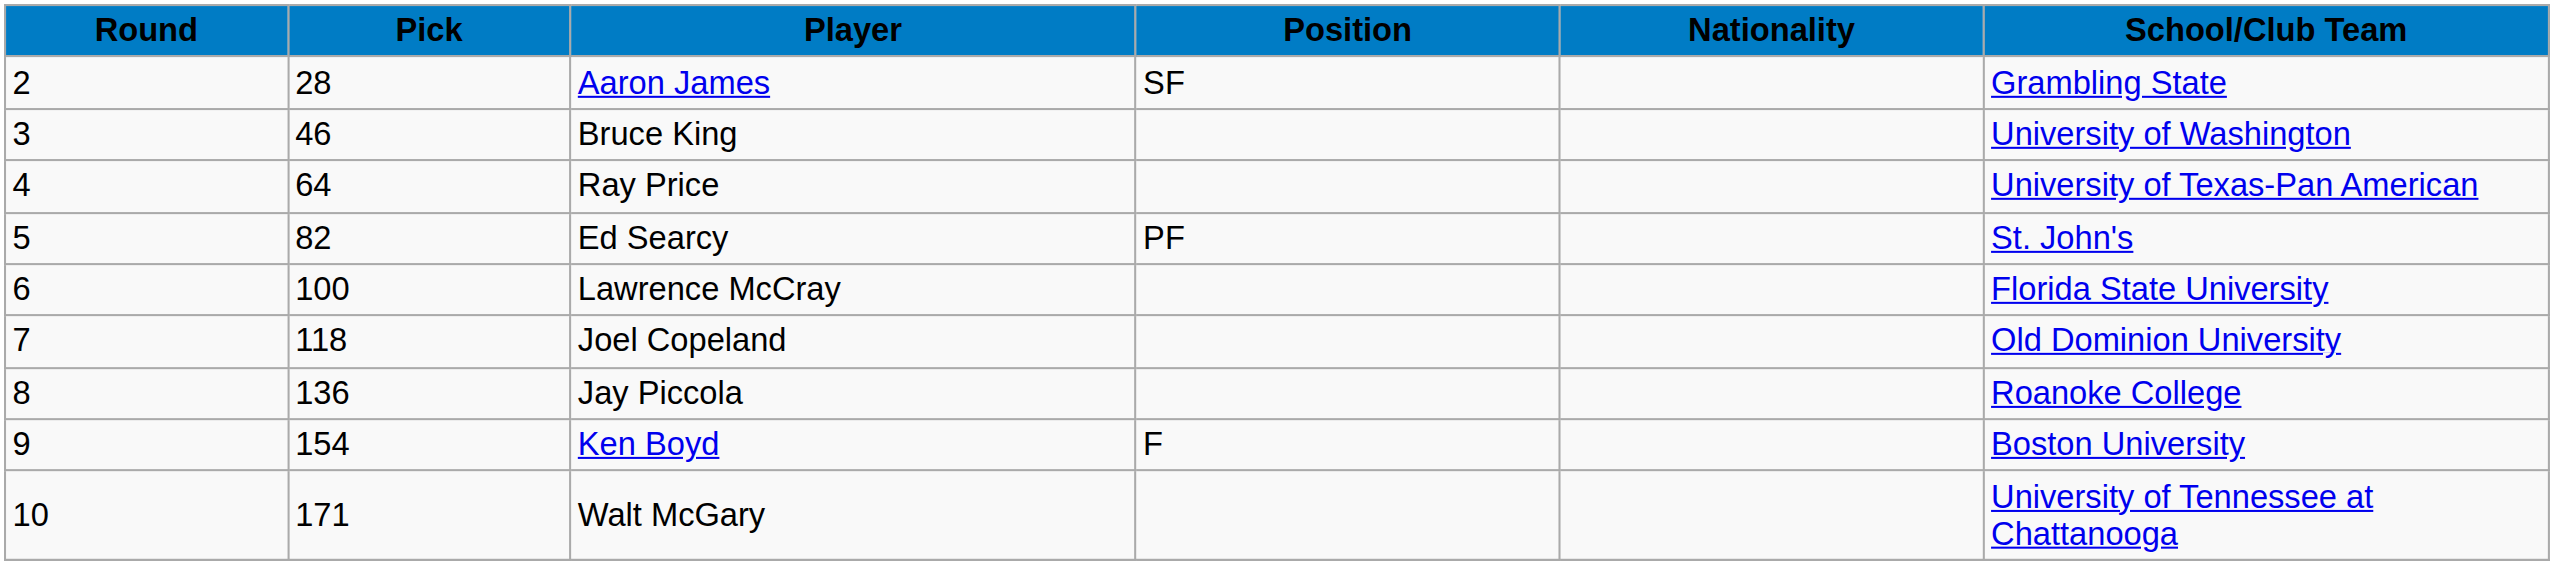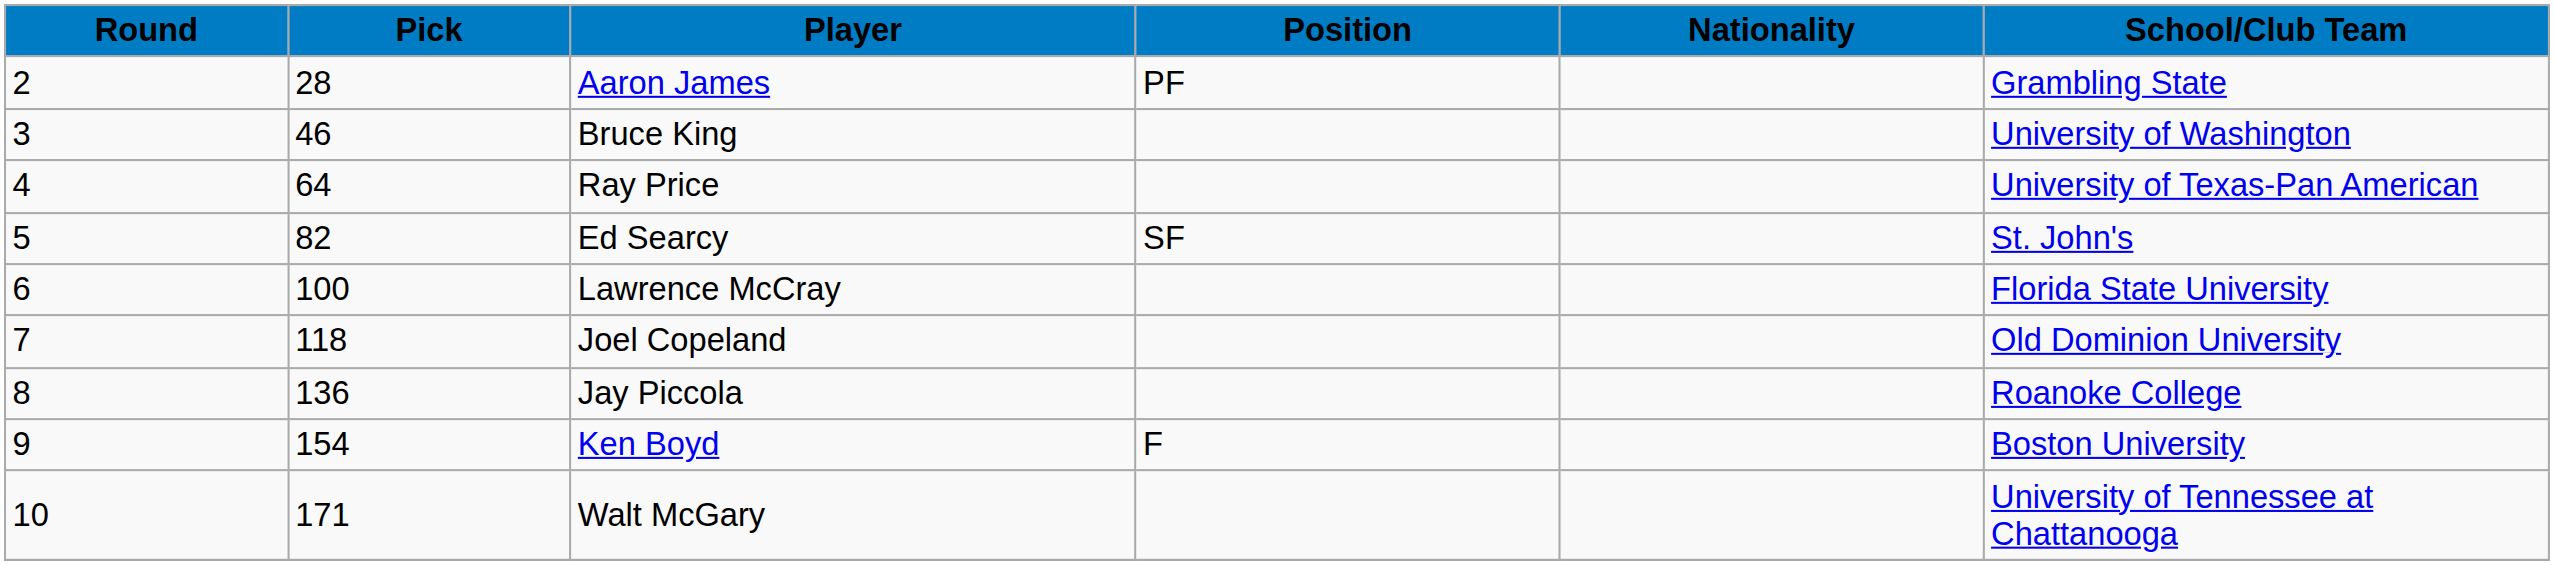(1164, 82) SF -> (1164, 82) PF
(1164, 237) PF -> (1164, 237) SF
